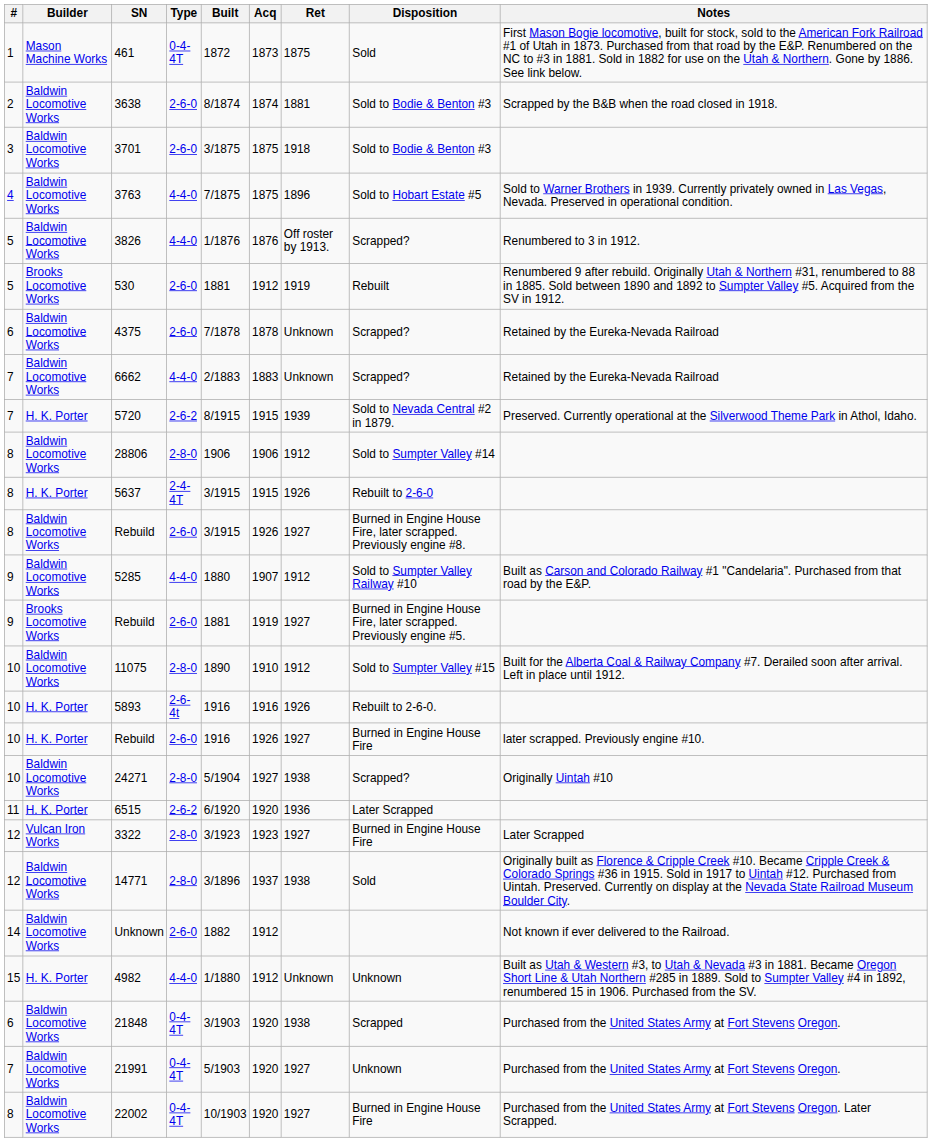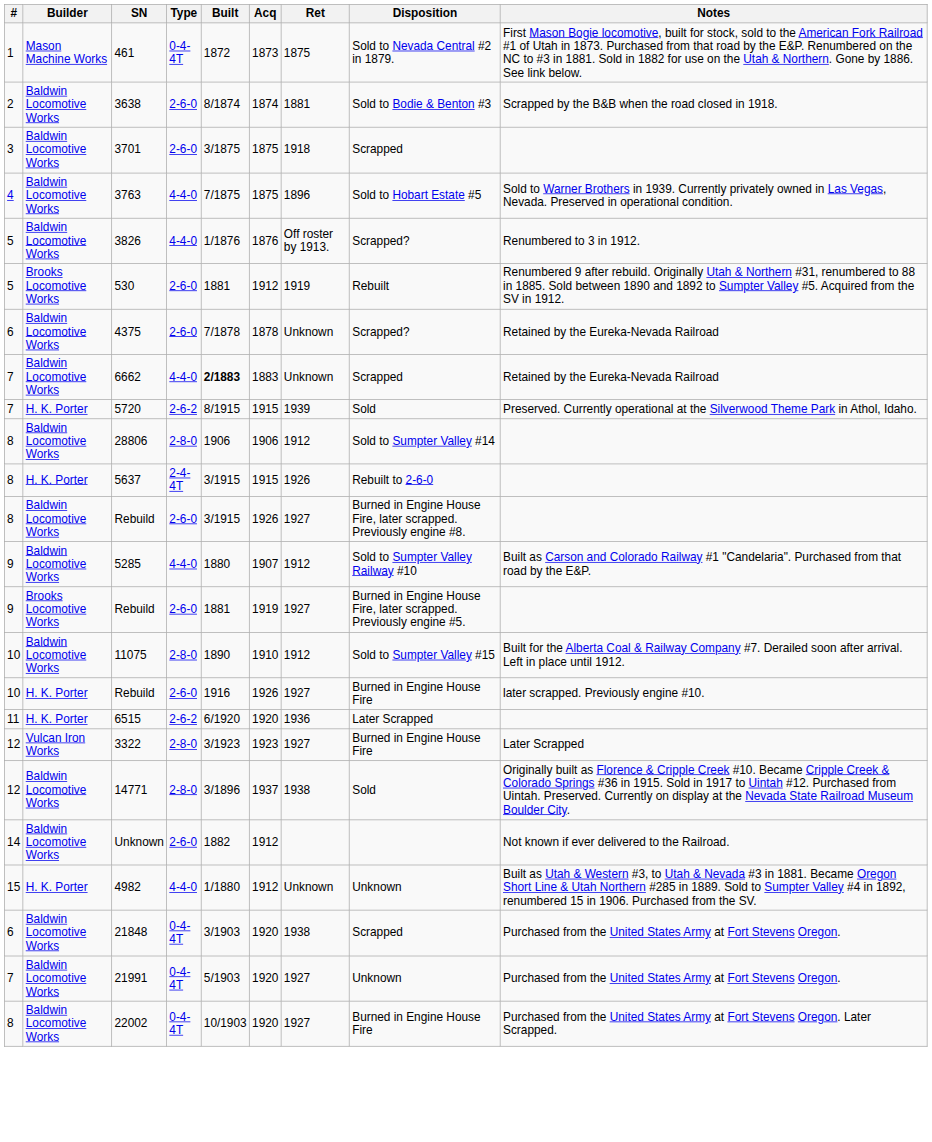(364, 52) Sold -> (422, 52) Sold to Nevada Central #2 in 1879.
(422, 150) Sold to Bodie & Benton #3 -> (378, 150) Scrapped
(222, 377) normal -> (222, 377) bold
(381, 377) Scrapped? -> (378, 377) Scrapped
(422, 415) Sold to Nevada Central #2 in 1879. -> (364, 409) Sold
- row: (14, 707)
- row: (14, 778)
